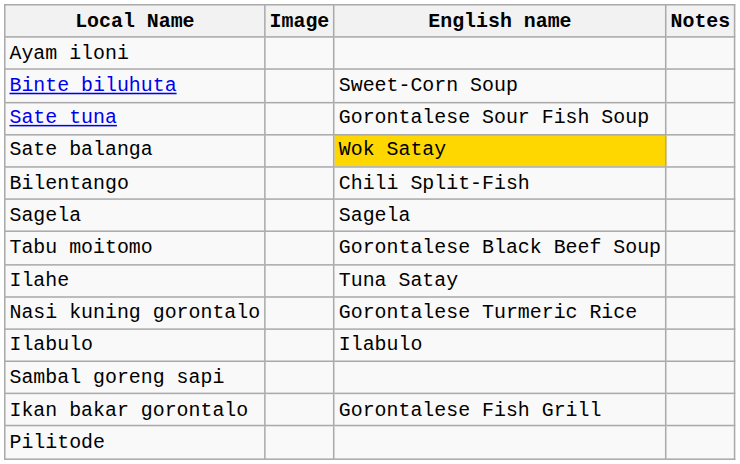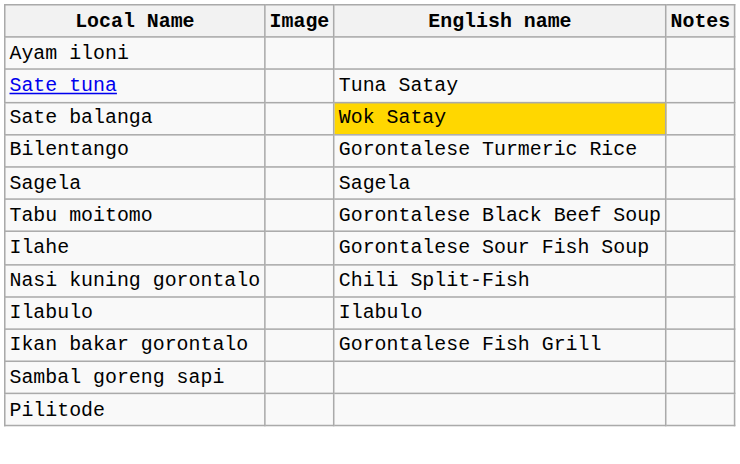- row: (93, 86)
(494, 118) Gorontalese Sour Fish Soup -> (398, 86) Tuna Satay
(434, 183) Chili Split-Fish -> (488, 151) Gorontalese Turmeric Rice
(398, 280) Tuna Satay -> (494, 248) Gorontalese Sour Fish Soup
(488, 313) Gorontalese Turmeric Rice -> (434, 280) Chili Split-Fish
rows swapped: (129, 410) <-> (117, 378)
